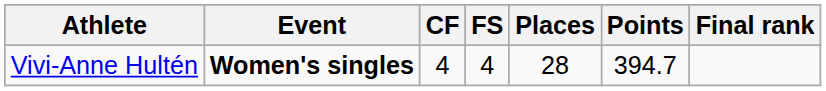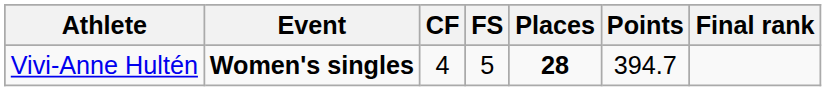(487, 65) 4 -> (487, 65) 5
(555, 65) normal -> (555, 65) bold
